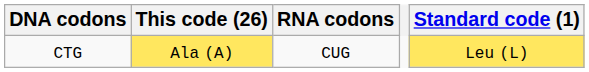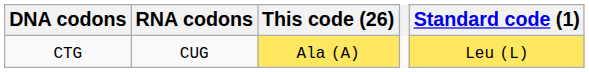columns swapped: (336, 20) <-> (202, 20)
